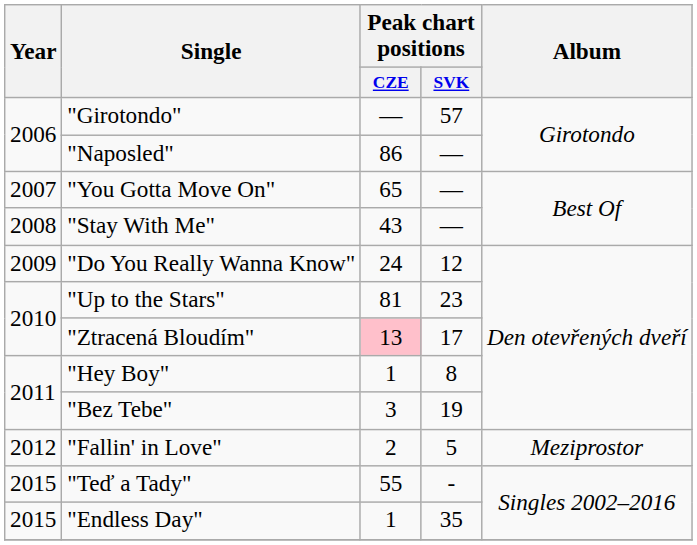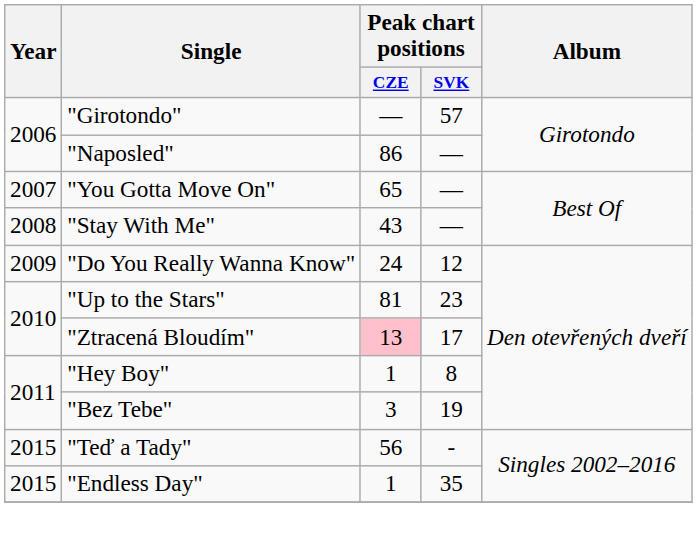- row: (144, 447)
(391, 483) 55 -> (391, 447) 56
